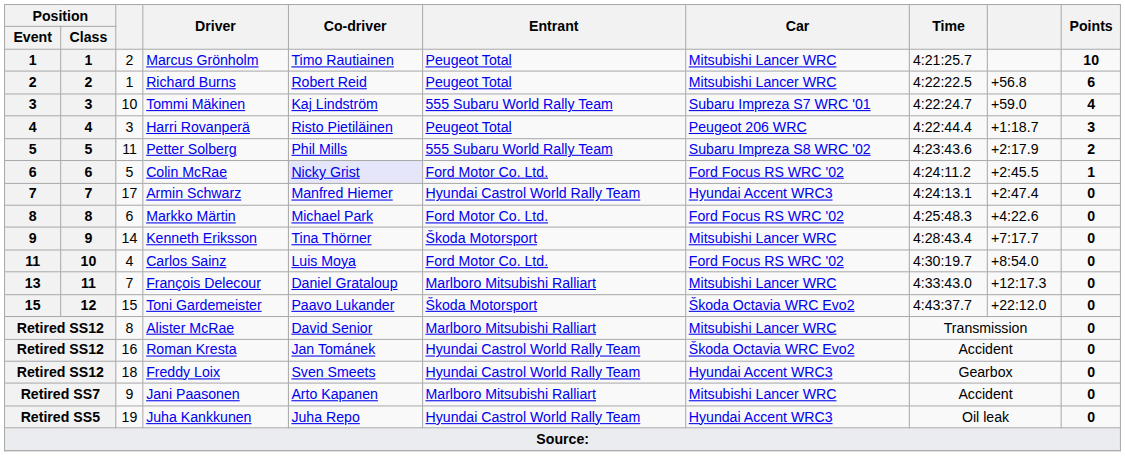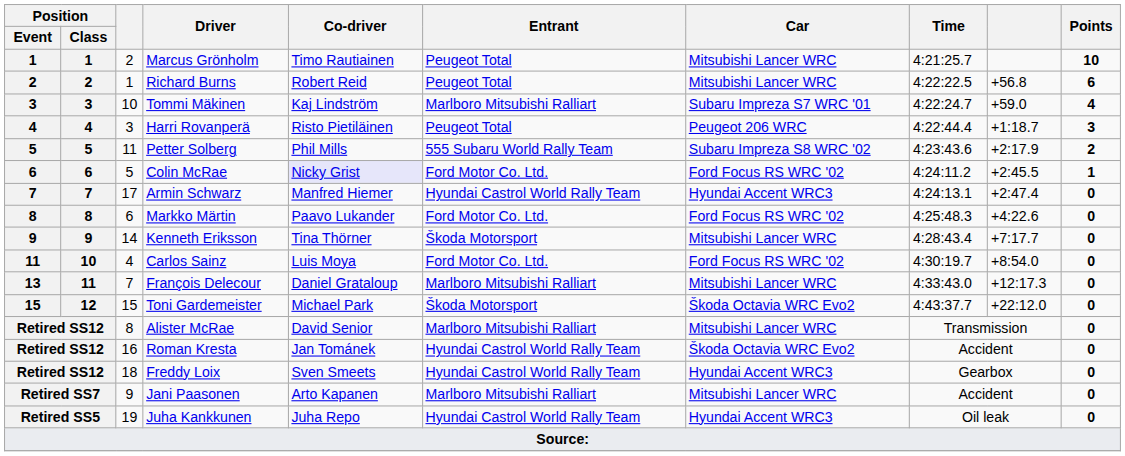(519, 104) 555 Subaru World Rally Team -> (511, 104) Marlboro Mitsubishi Ralliart
(332, 216) Michael Park -> (343, 216) Paavo Lukander
(343, 305) Paavo Lukander -> (332, 305) Michael Park
